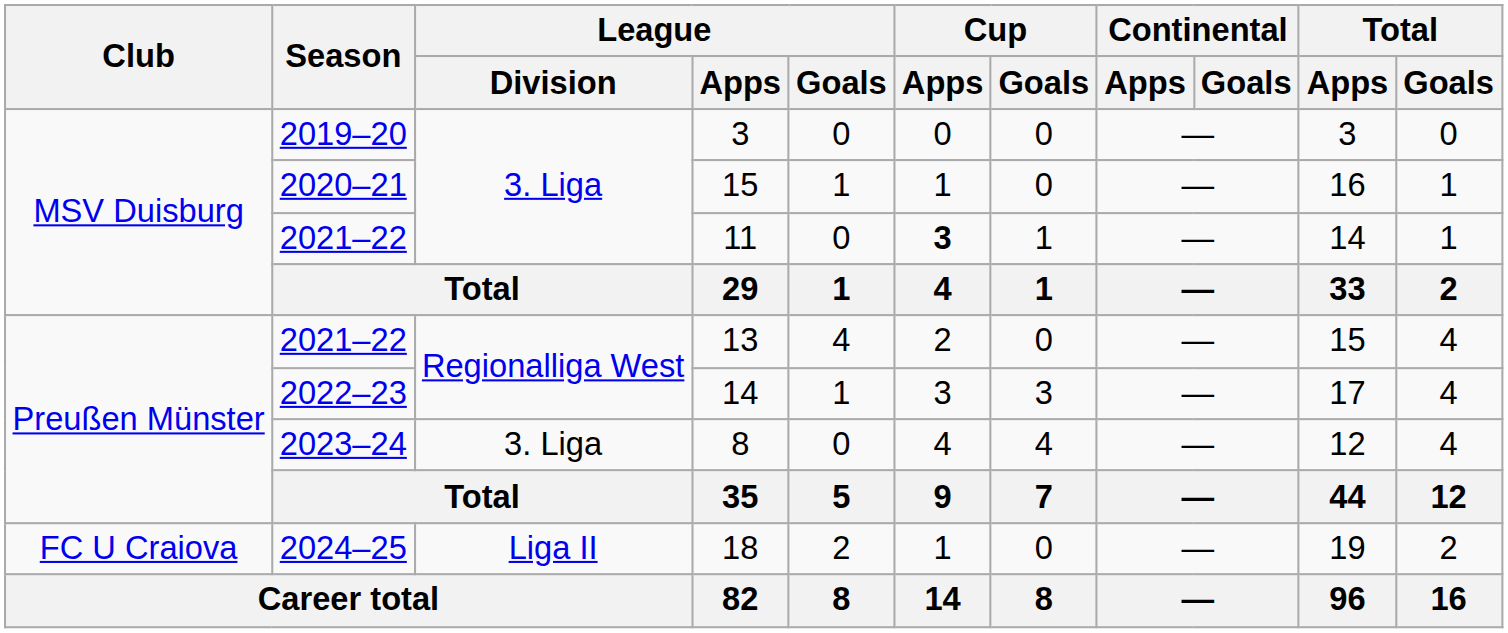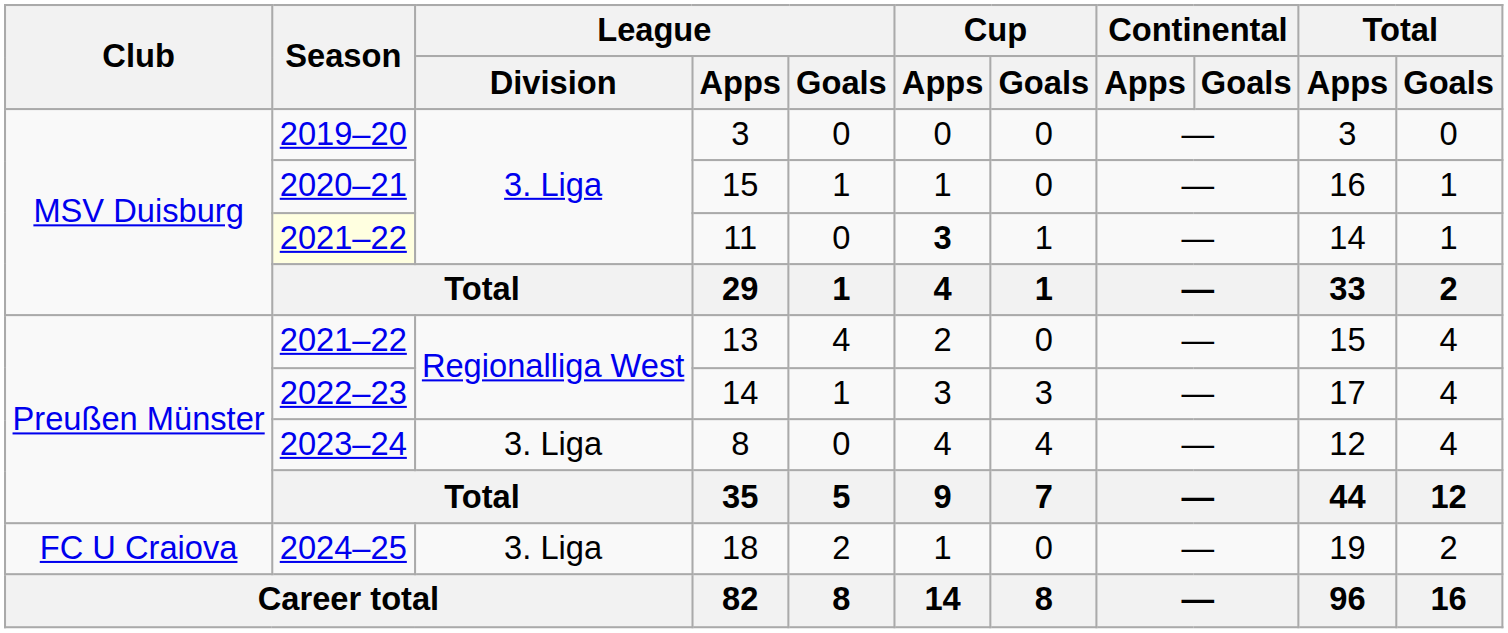(343, 237) no background -> (343, 237) lightyellow background
(553, 548) Liga II -> (553, 548) 3. Liga
